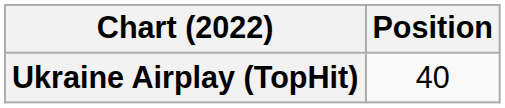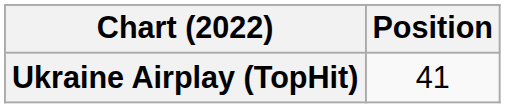(433, 77) 40 -> (433, 77) 41
